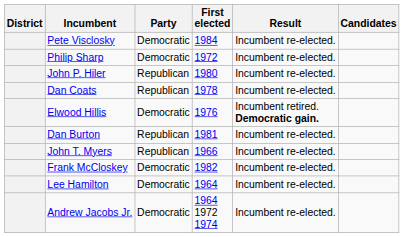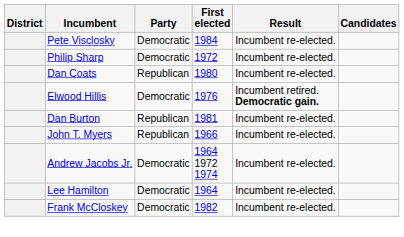- row: (76, 73)
(206, 90) 1978 -> (206, 73) 1980
rows swapped: (88, 168) <-> (90, 212)
